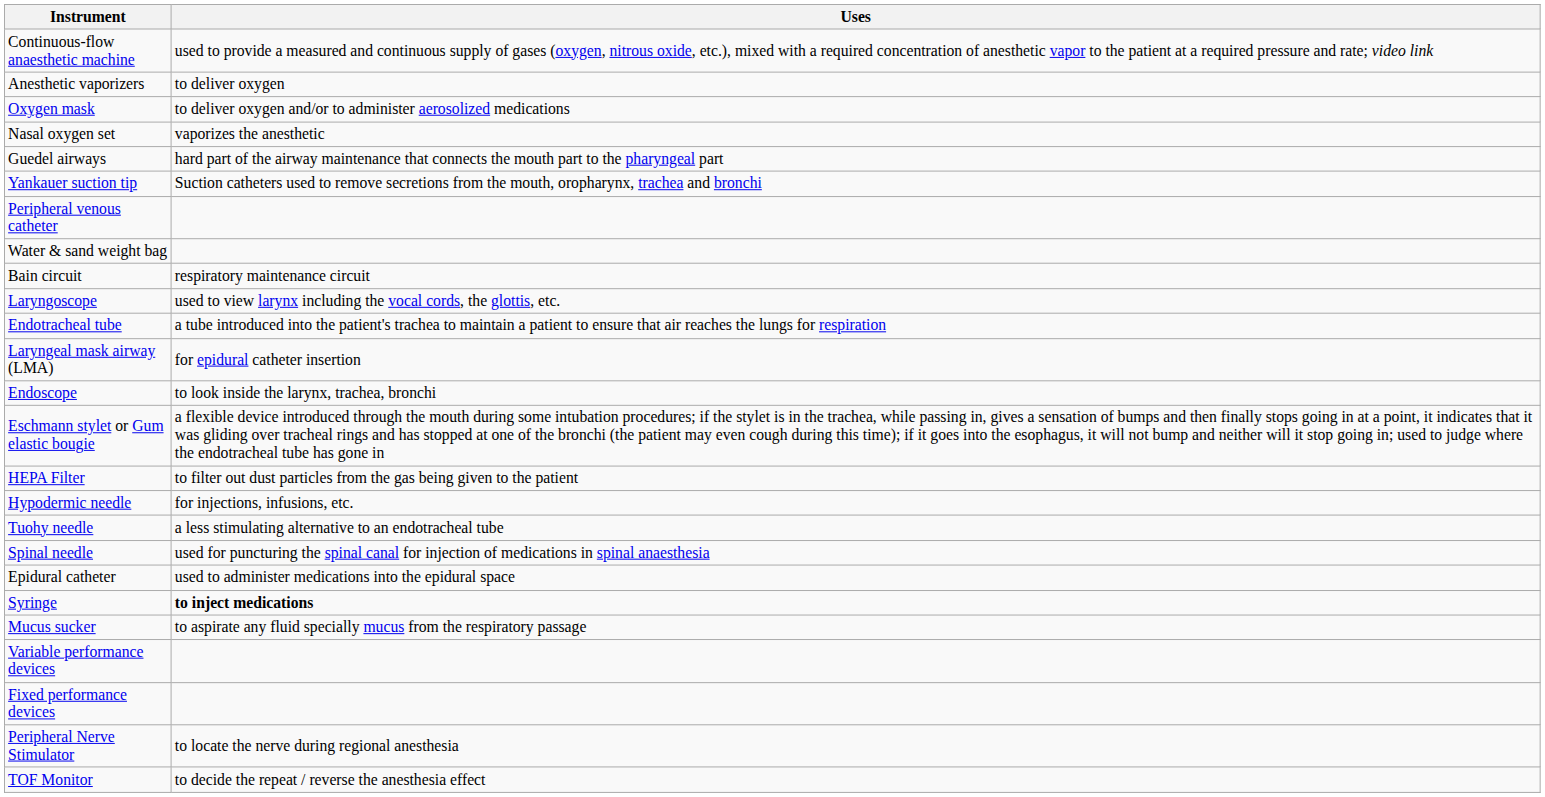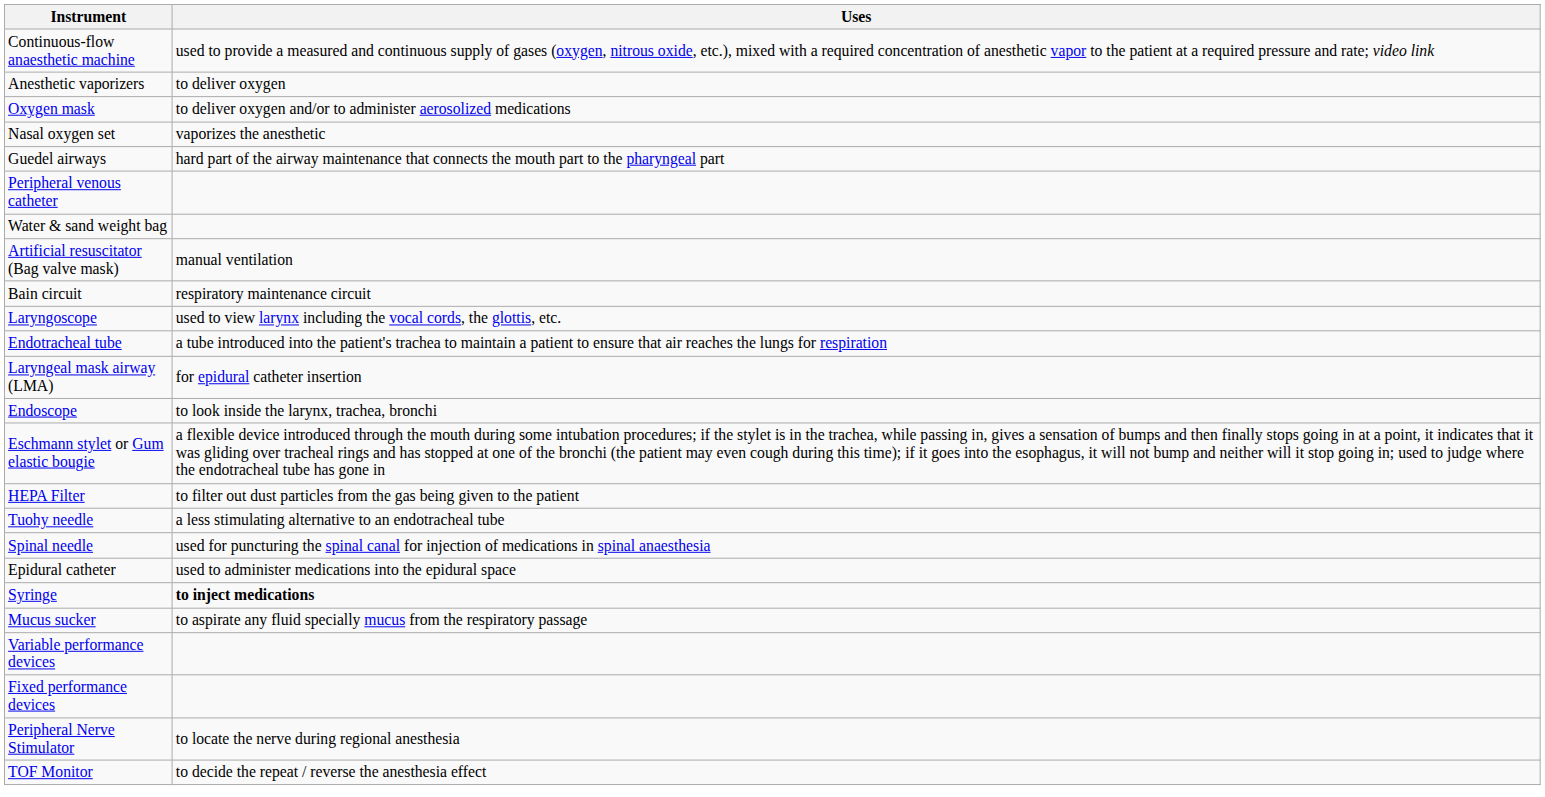- row: (73, 183)
+ row: (75, 259)
- row: (70, 503)
